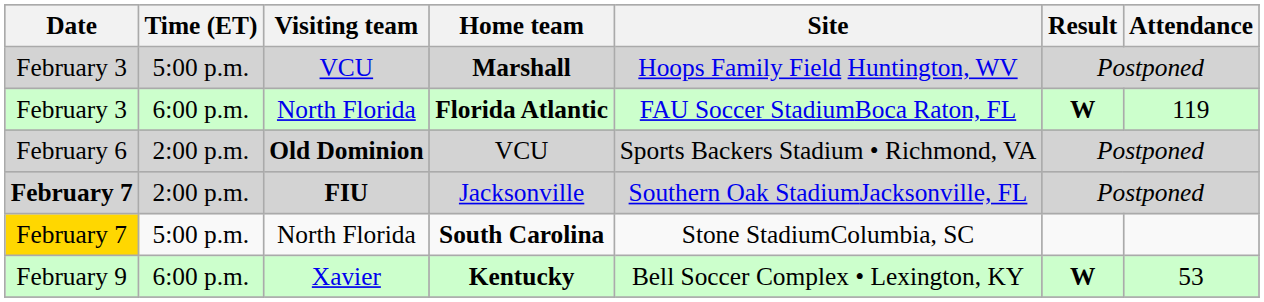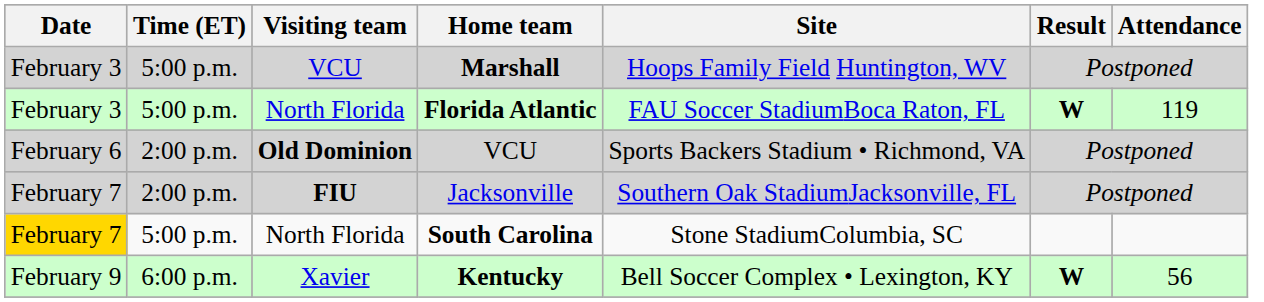(201, 109) 6:00 p.m. -> (190, 109) 5:00 p.m.
(72, 193) bold -> (66, 193) normal
(1191, 276) 53 -> (1180, 276) 56
